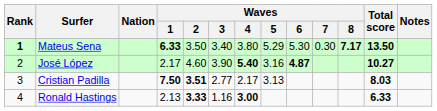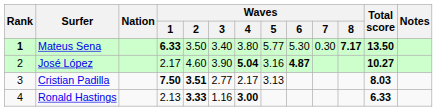(274, 47) 5.29 -> (274, 47) 5.77
(248, 64) 5.40 -> (248, 64) 5.04
